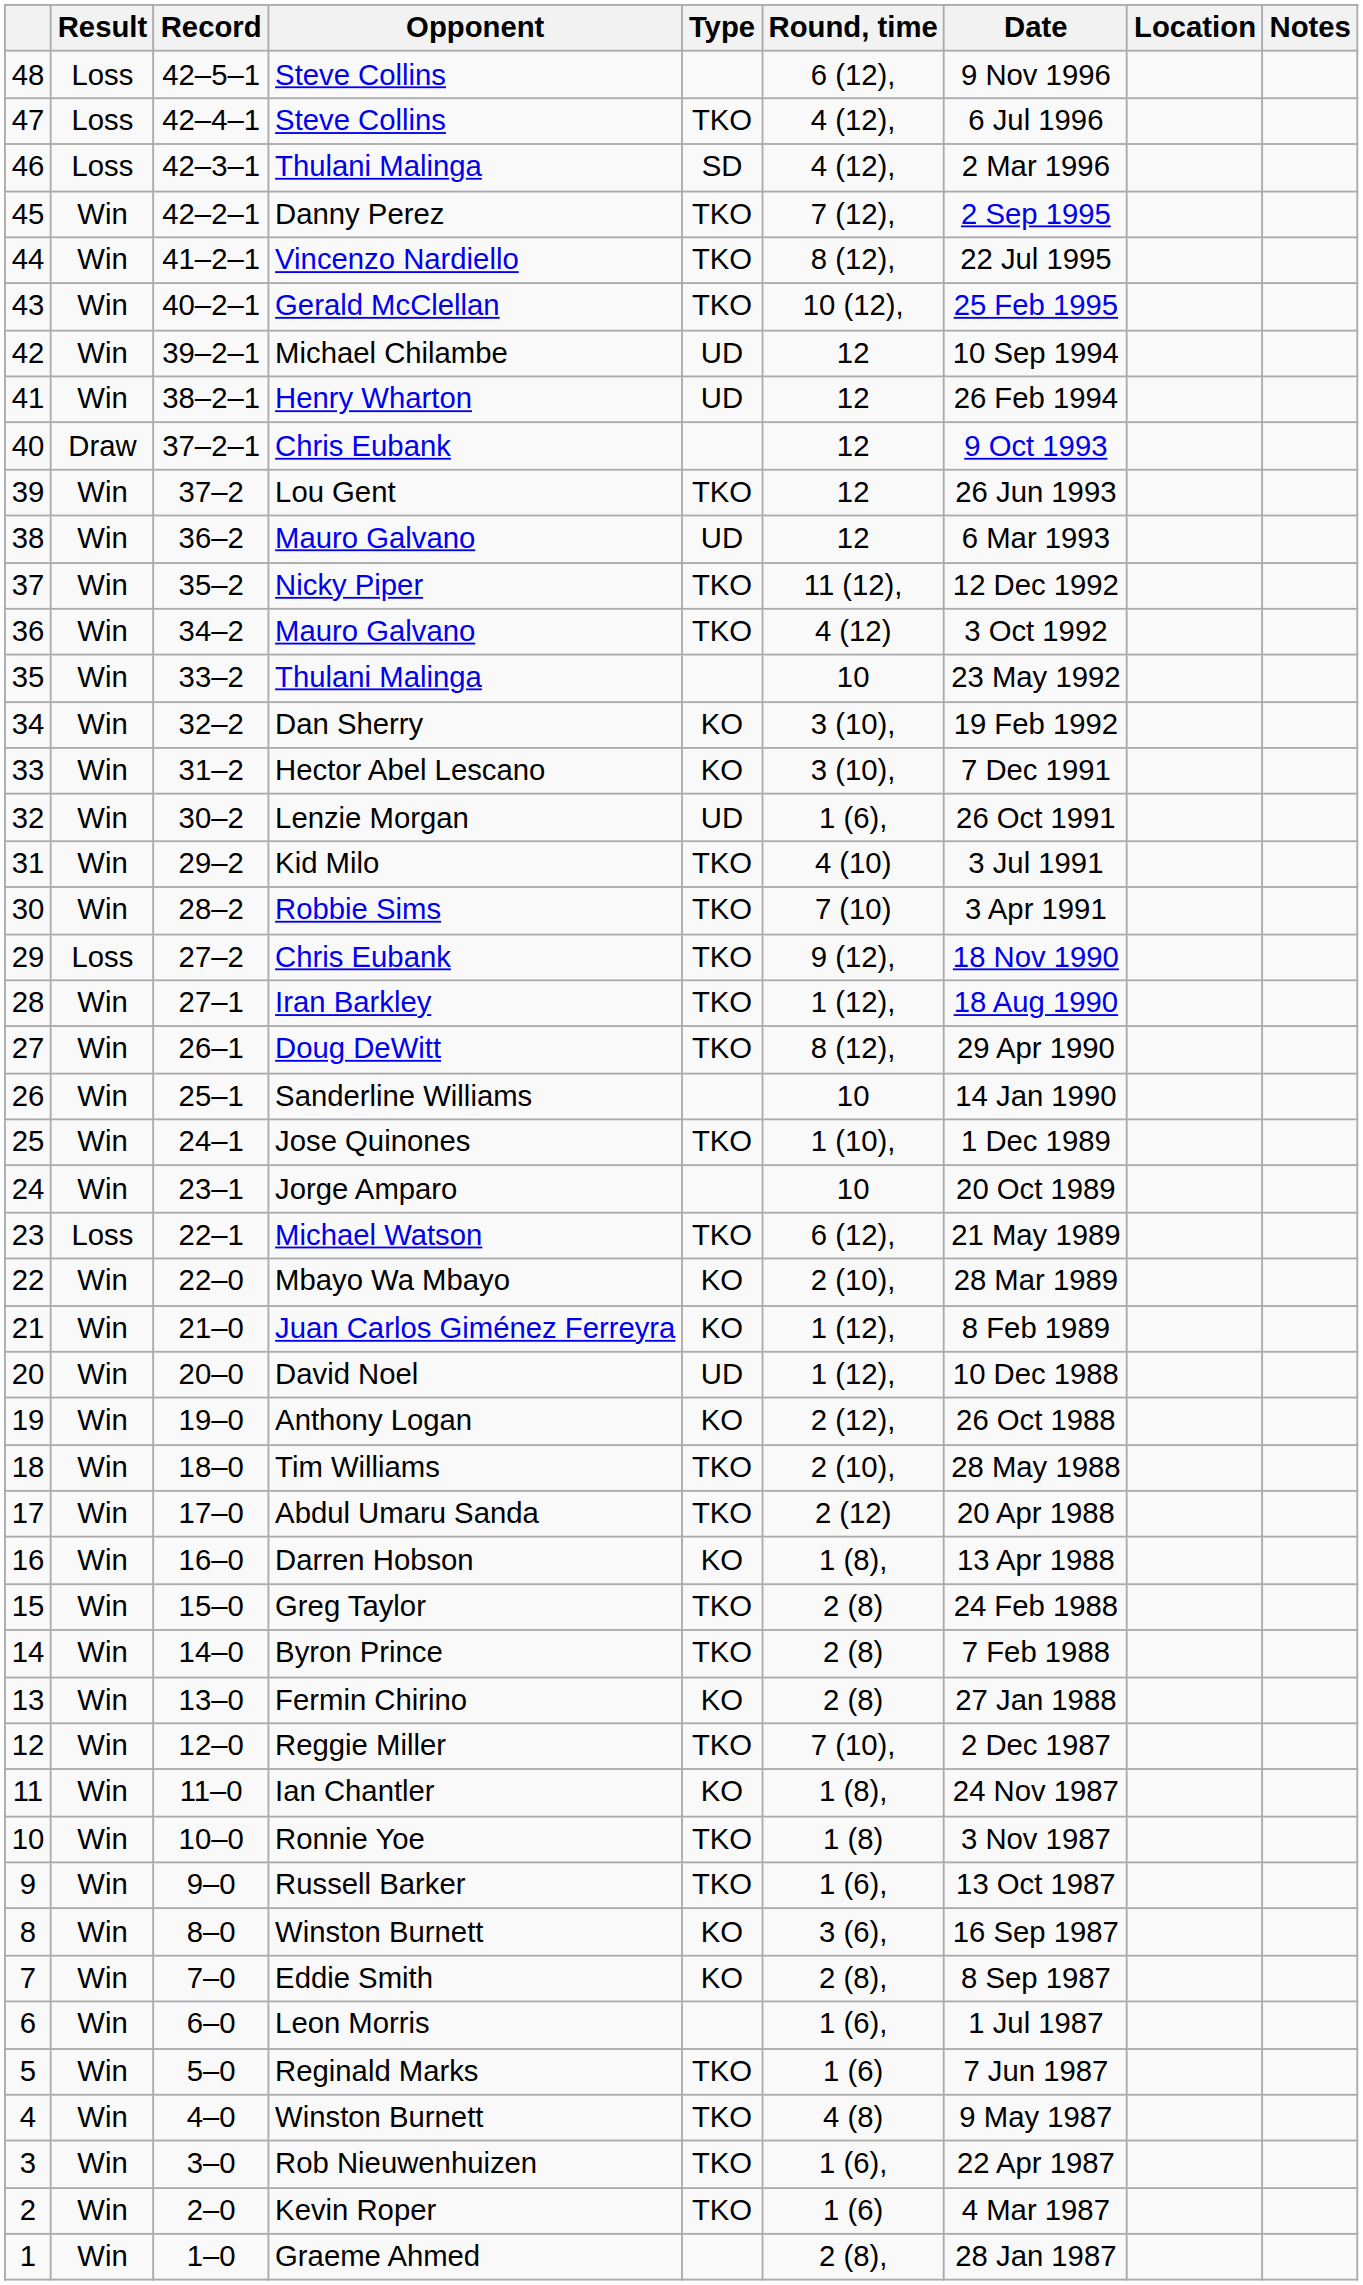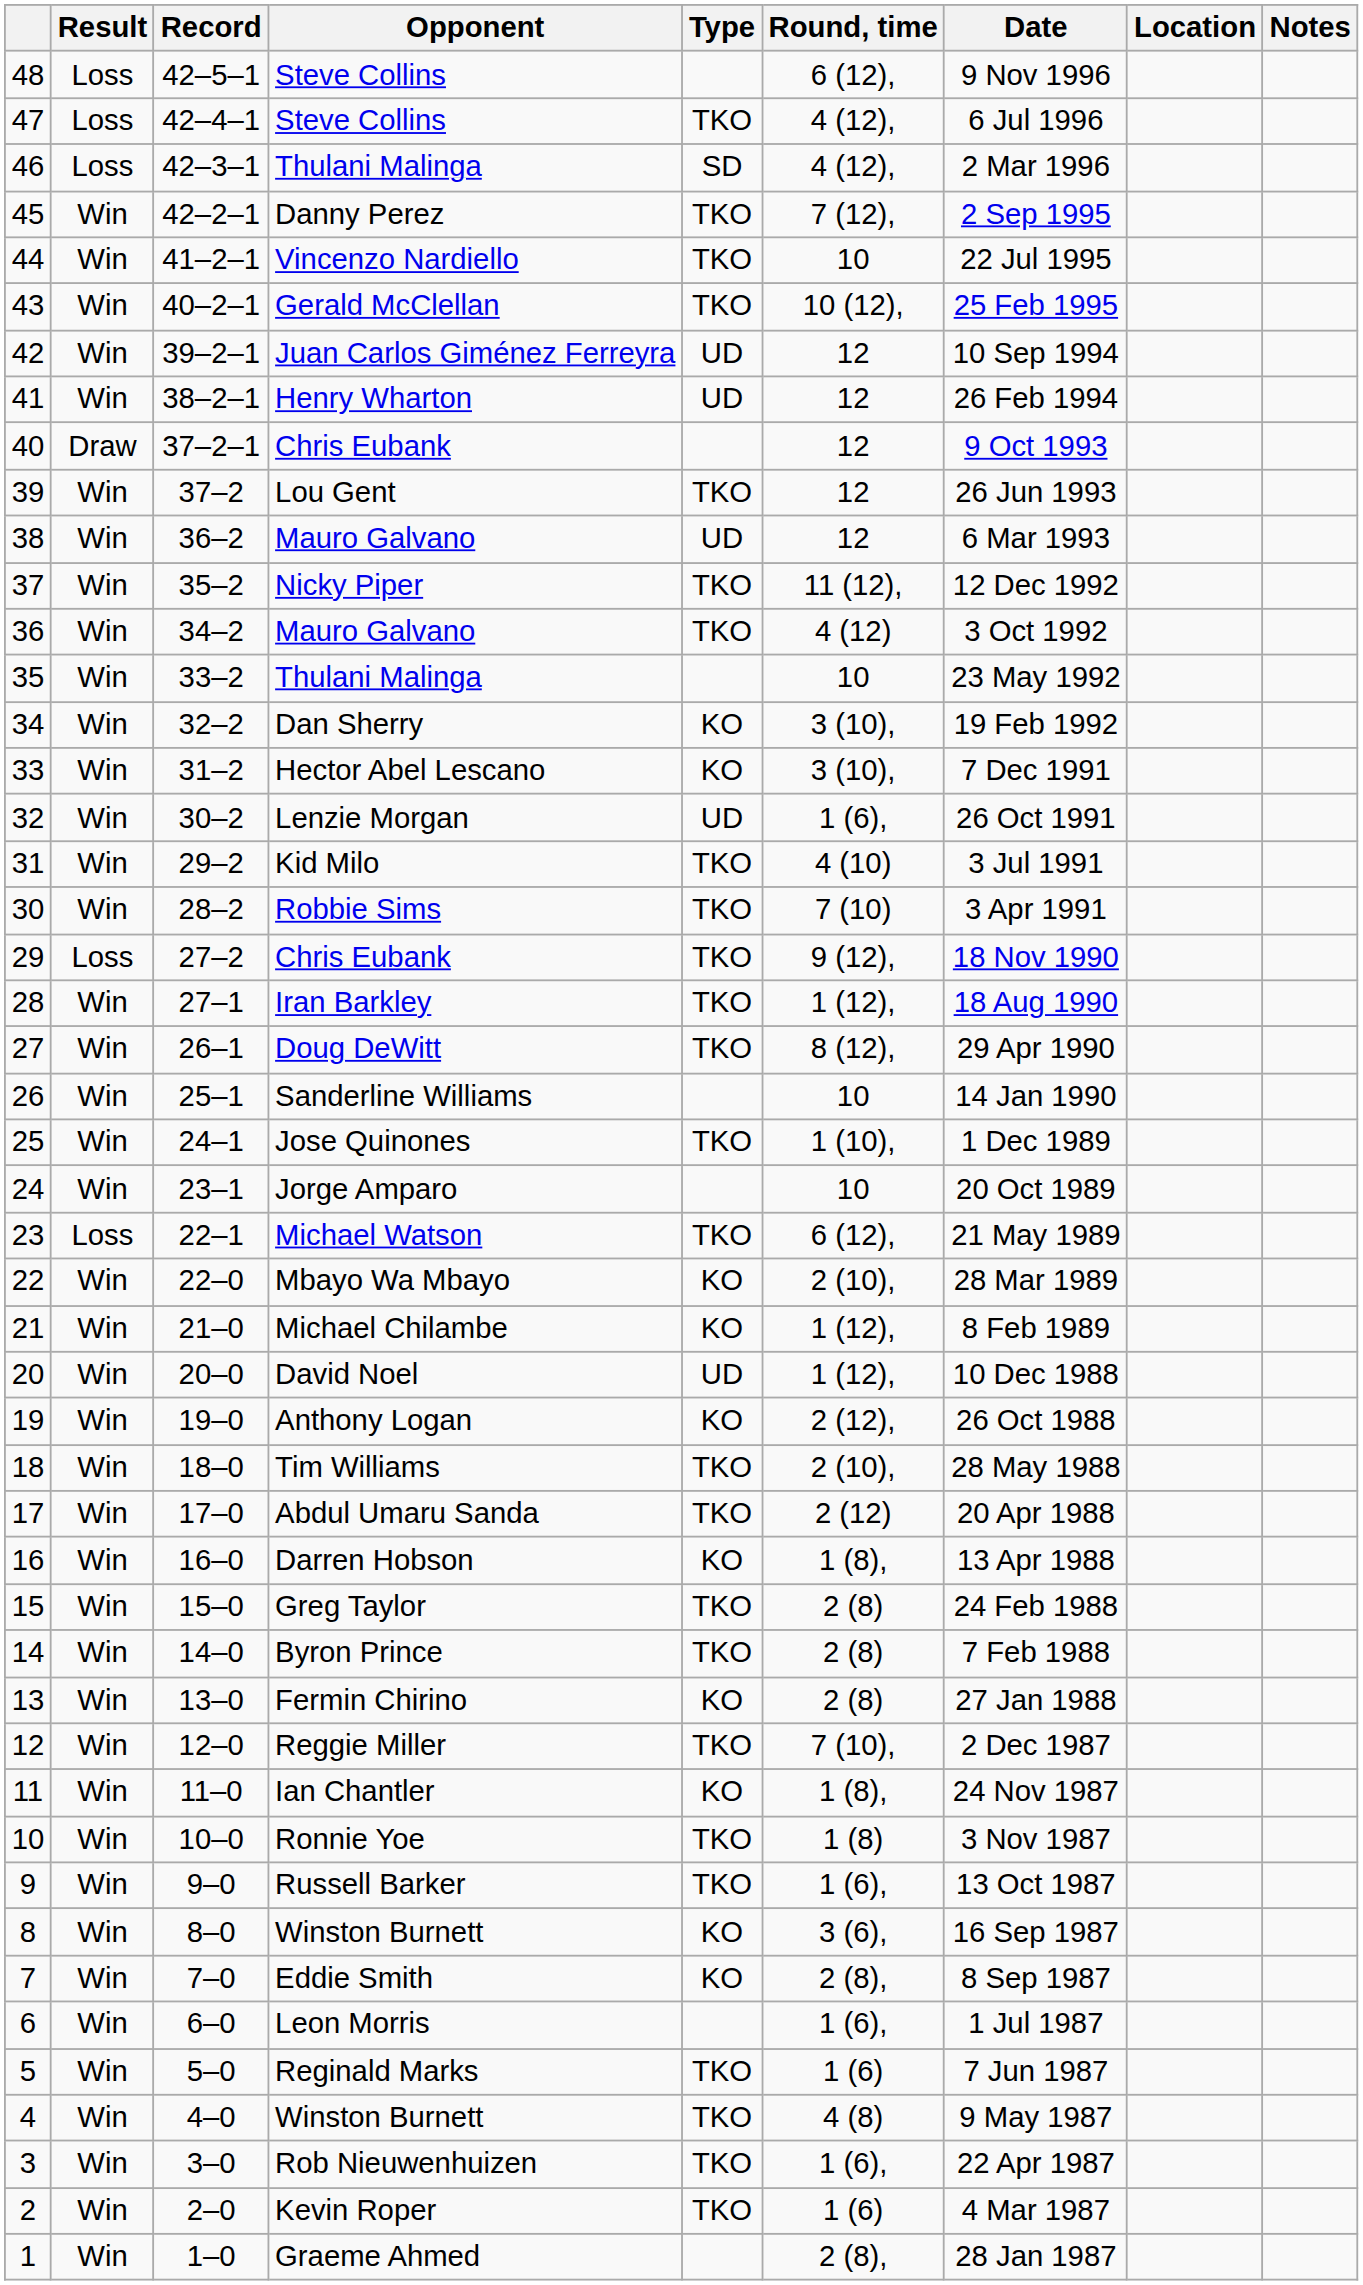(853, 259) 8 (12), -> (853, 259) 10
(391, 352) Michael Chilambe -> (475, 352) Juan Carlos Giménez Ferreyra
(475, 1327) Juan Carlos Giménez Ferreyra -> (391, 1327) Michael Chilambe
